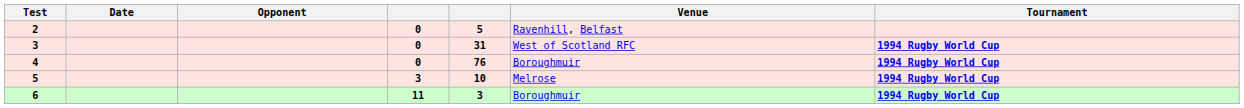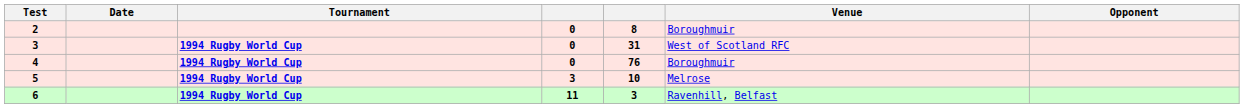columns swapped: (282, 13) <-> (1057, 13)
(480, 29) 5 -> (634, 29) 8
(568, 29) Ravenhill, Belfast -> (701, 29) Boroughmuir
(547, 95) Boroughmuir -> (722, 95) Ravenhill, Belfast
